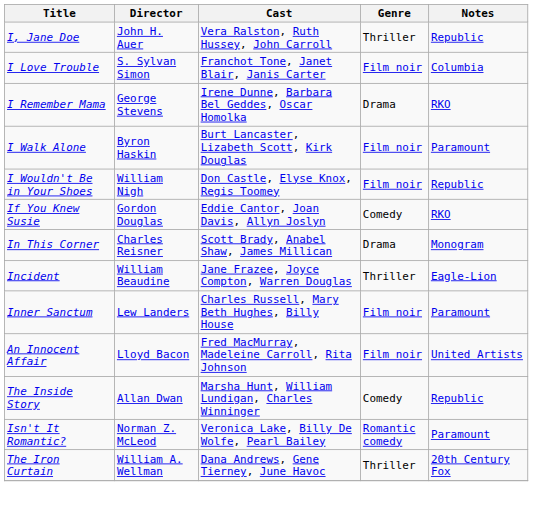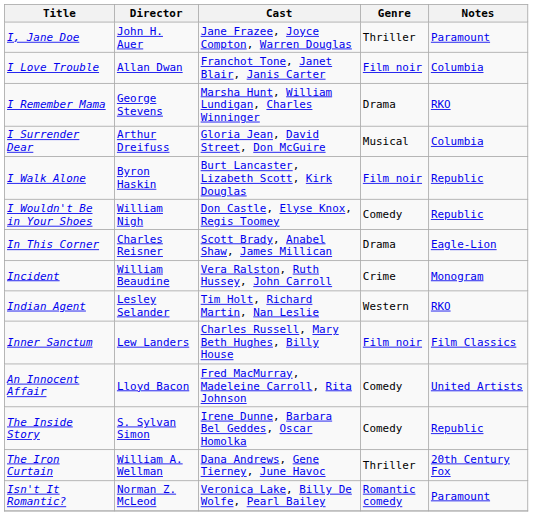(266, 37) Vera Ralston, Ruth Hussey, John Carroll -> (276, 37) Jane Frazee, Joyce Compton, Warren Douglas
(457, 37) Republic -> (460, 37) Paramount
(147, 68) S. Sylvan Simon -> (150, 68) Allan Dwan
(266, 105) Irene Dunne, Barbara Bel Geddes, Oscar Homolka -> (266, 105) Marsha Hunt, William Lundigan, Charles Winninger
+ row: (43, 141)
(460, 148) Paramount -> (457, 178) Republic
(392, 184) Film noir -> (383, 215) Comedy
- row: (43, 215)
(457, 245) Monogram -> (464, 245) Eagle-Lion
(276, 275) Jane Frazee, Joyce Compton, Warren Douglas -> (266, 275) Vera Ralston, Ruth Hussey, John Carroll
(389, 275) Thriller -> (379, 275) Crime
(464, 275) Eagle-Lion -> (457, 275) Monogram
+ row: (46, 306)
(460, 312) Paramount -> (474, 342) Film Classics
(392, 355) Film noir -> (383, 385) Comedy
(150, 398) Allan Dwan -> (147, 428) S. Sylvan Simon
(266, 398) Marsha Hunt, William Lundigan, Charles Winninger -> (266, 428) Irene Dunne, Barbara Bel Geddes, Oscar Homolka
rows swapped: (33, 465) <-> (37, 435)
